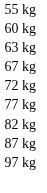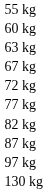+ row: (24, 181)
